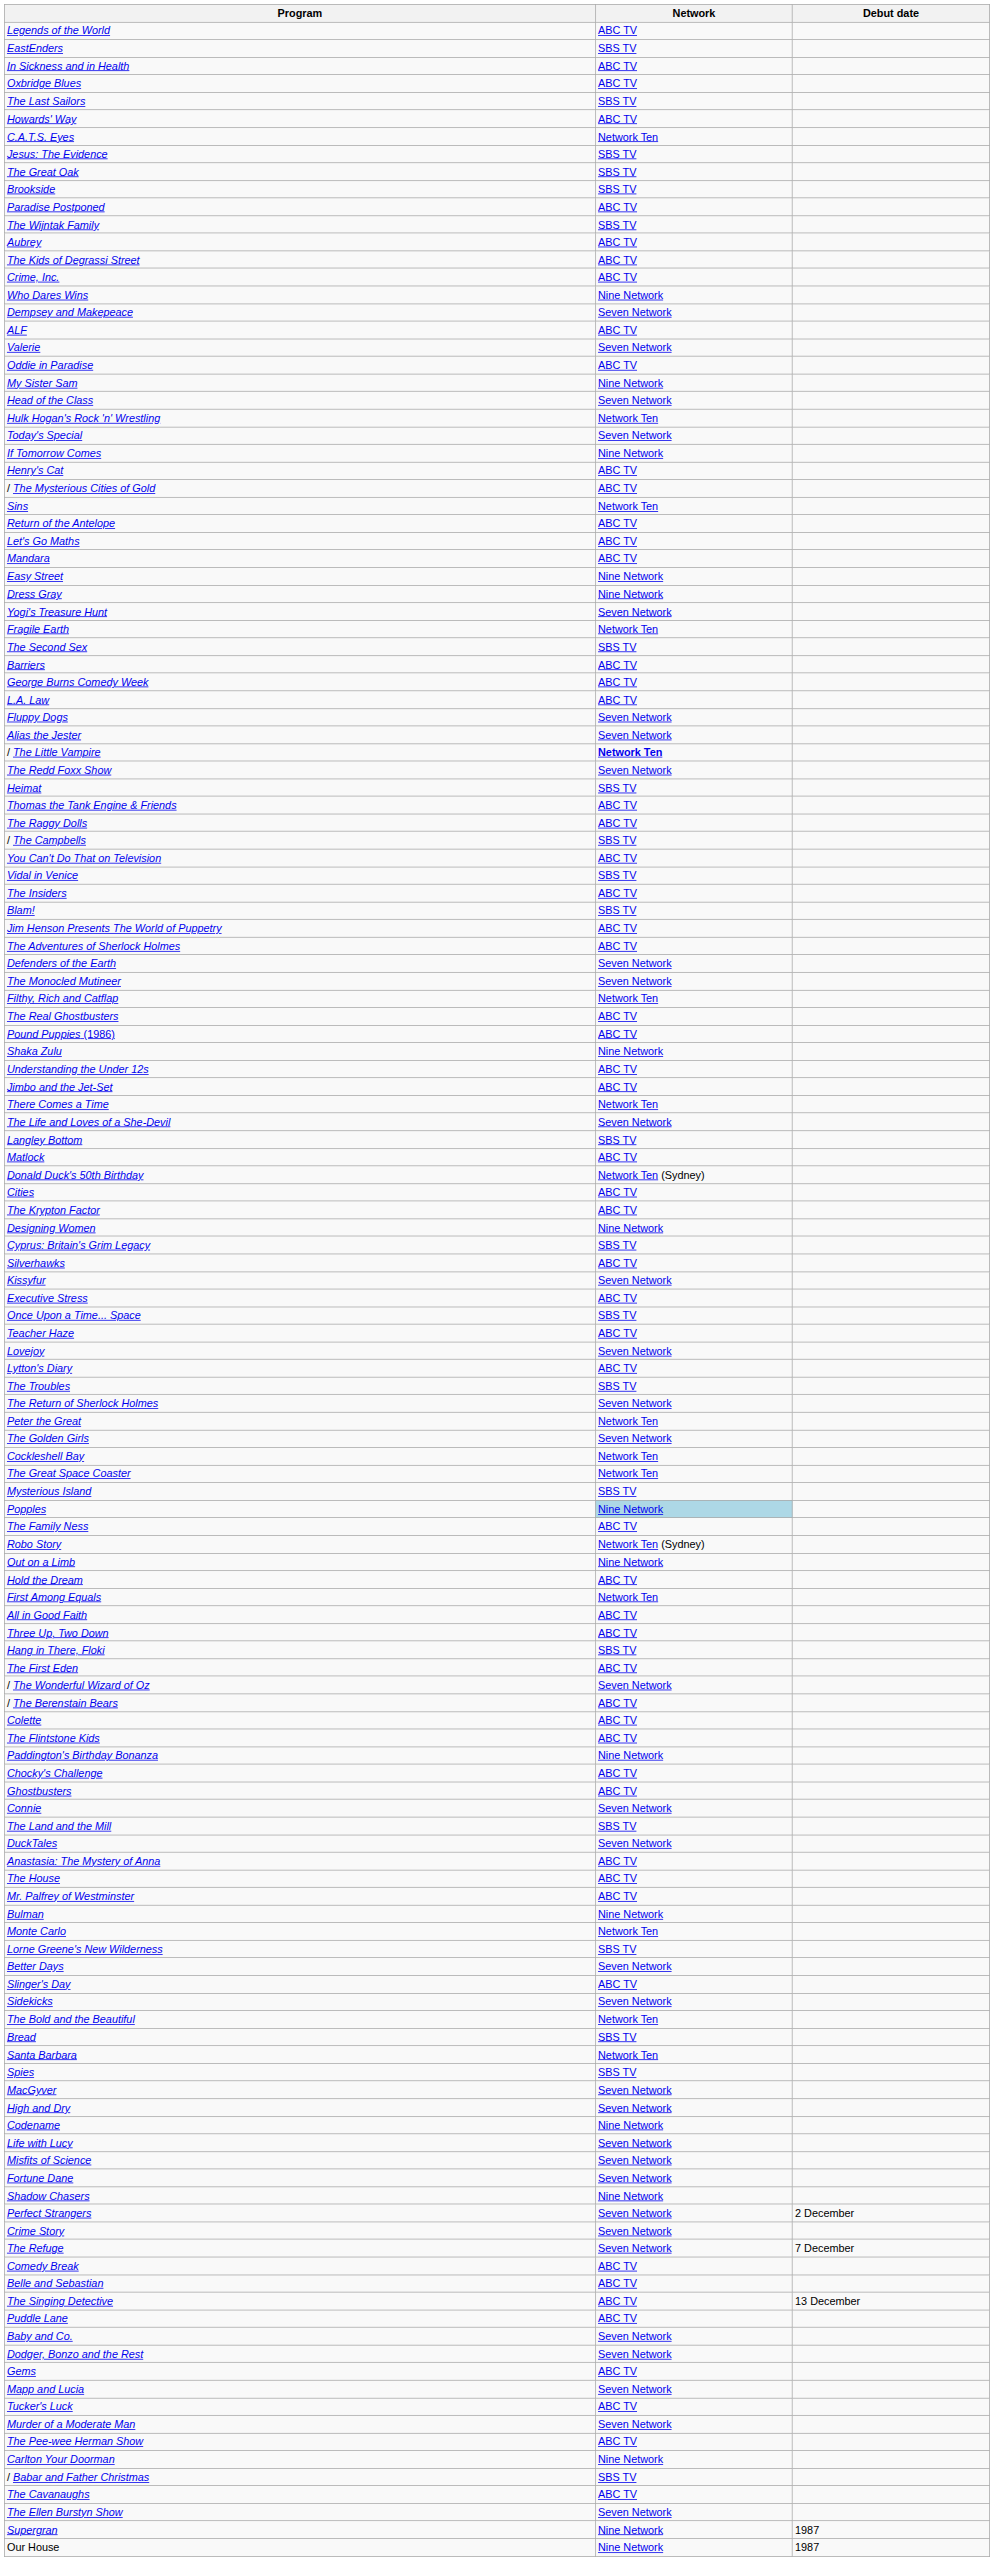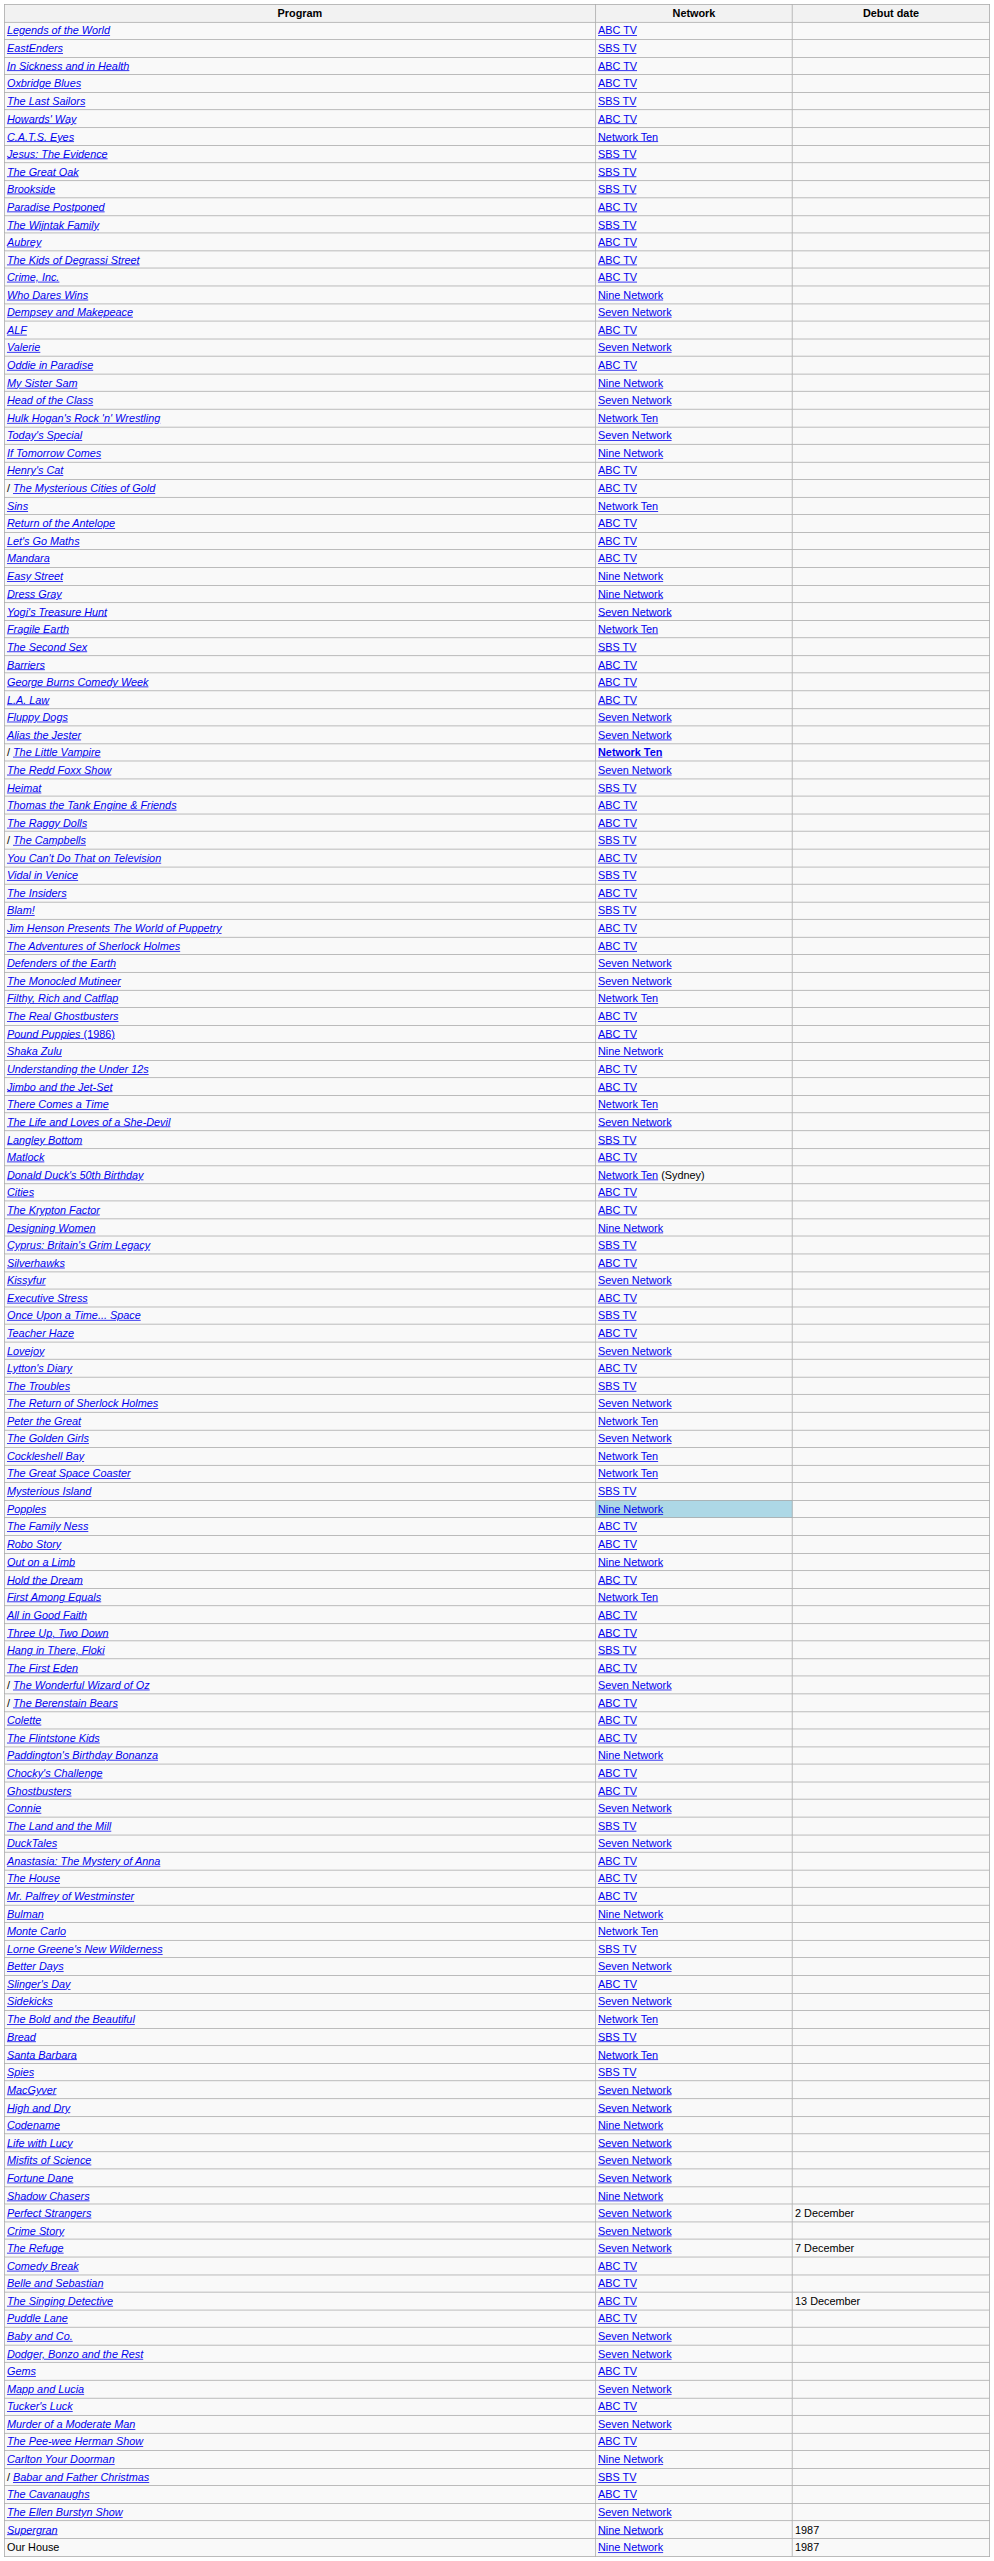(651, 1544) Network Ten (Sydney) -> (618, 1544) ABC TV
